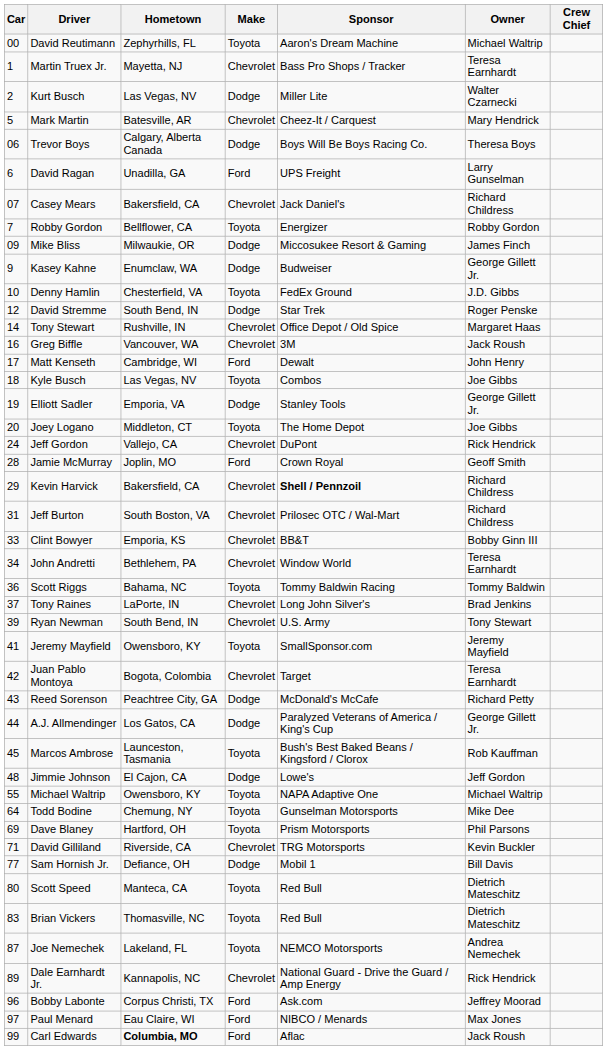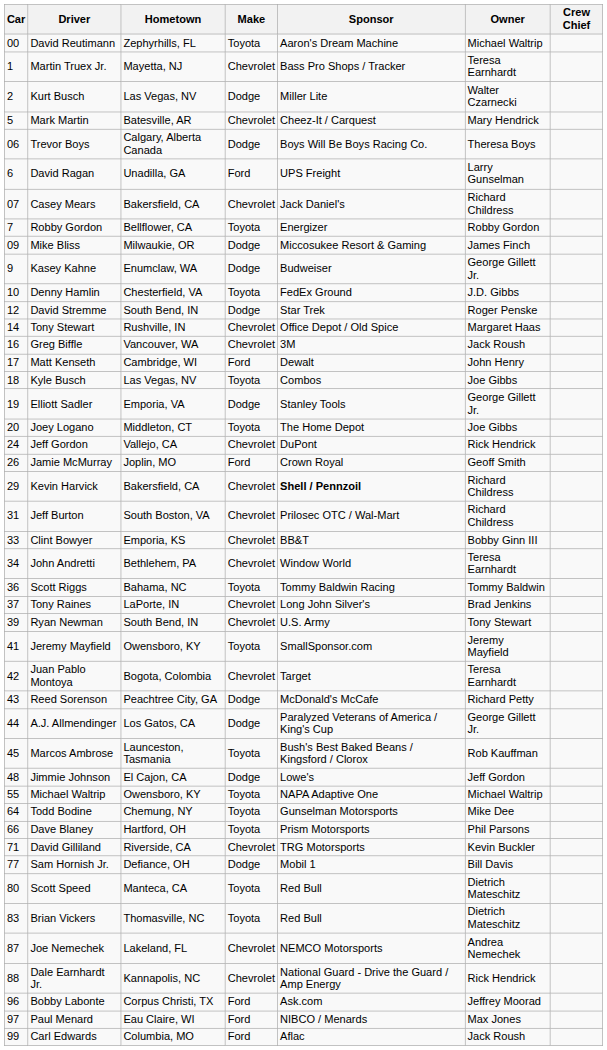(13, 462) 28 -> (13, 462) 26
(13, 829) 69 -> (13, 829) 66
(244, 948) Toyota -> (251, 948) Chevrolet
(13, 978) 89 -> (13, 978) 88
(161, 1037) bold -> (159, 1037) normal
